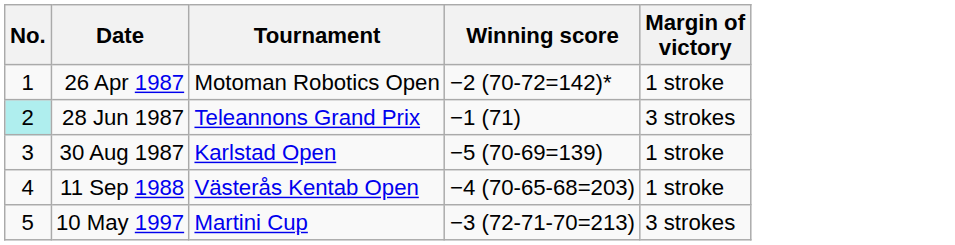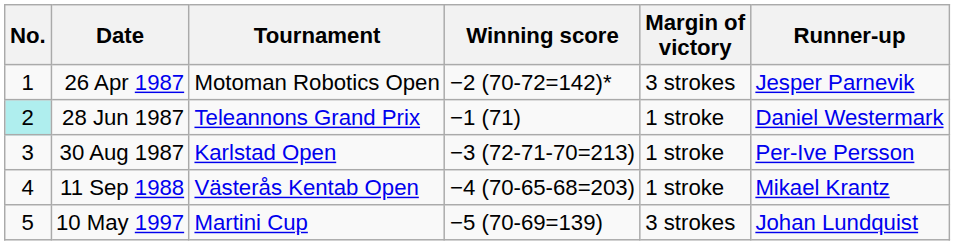+ column: (849, 35)
(685, 82) 1 stroke -> (690, 82) 3 strokes
(690, 118) 3 strokes -> (685, 118) 1 stroke
(526, 153) −5 (70-69=139) -> (543, 153) −3 (72-71-70=213)
(543, 223) −3 (72-71-70=213) -> (526, 223) −5 (70-69=139)
